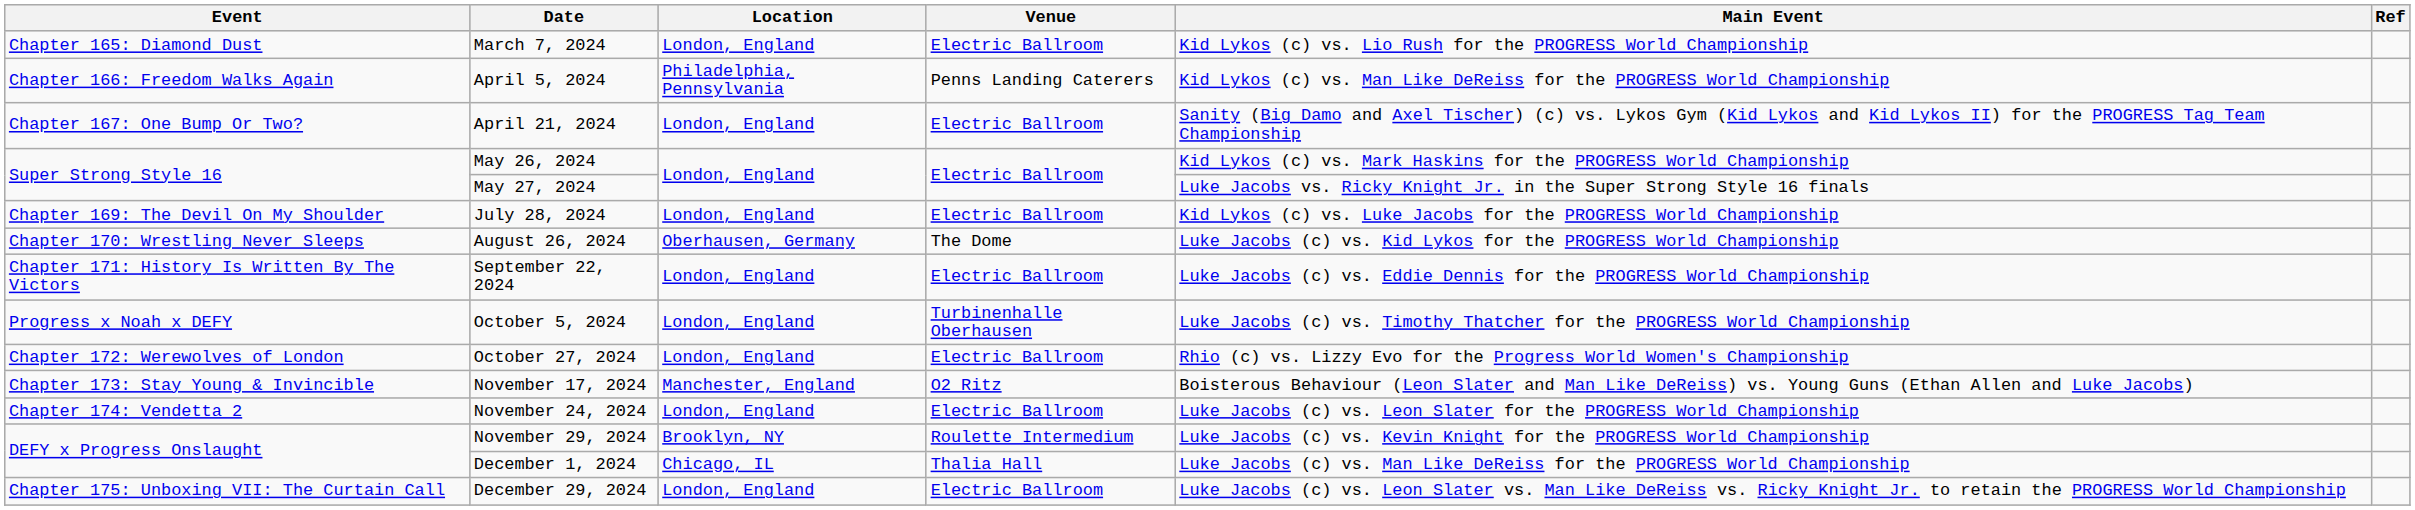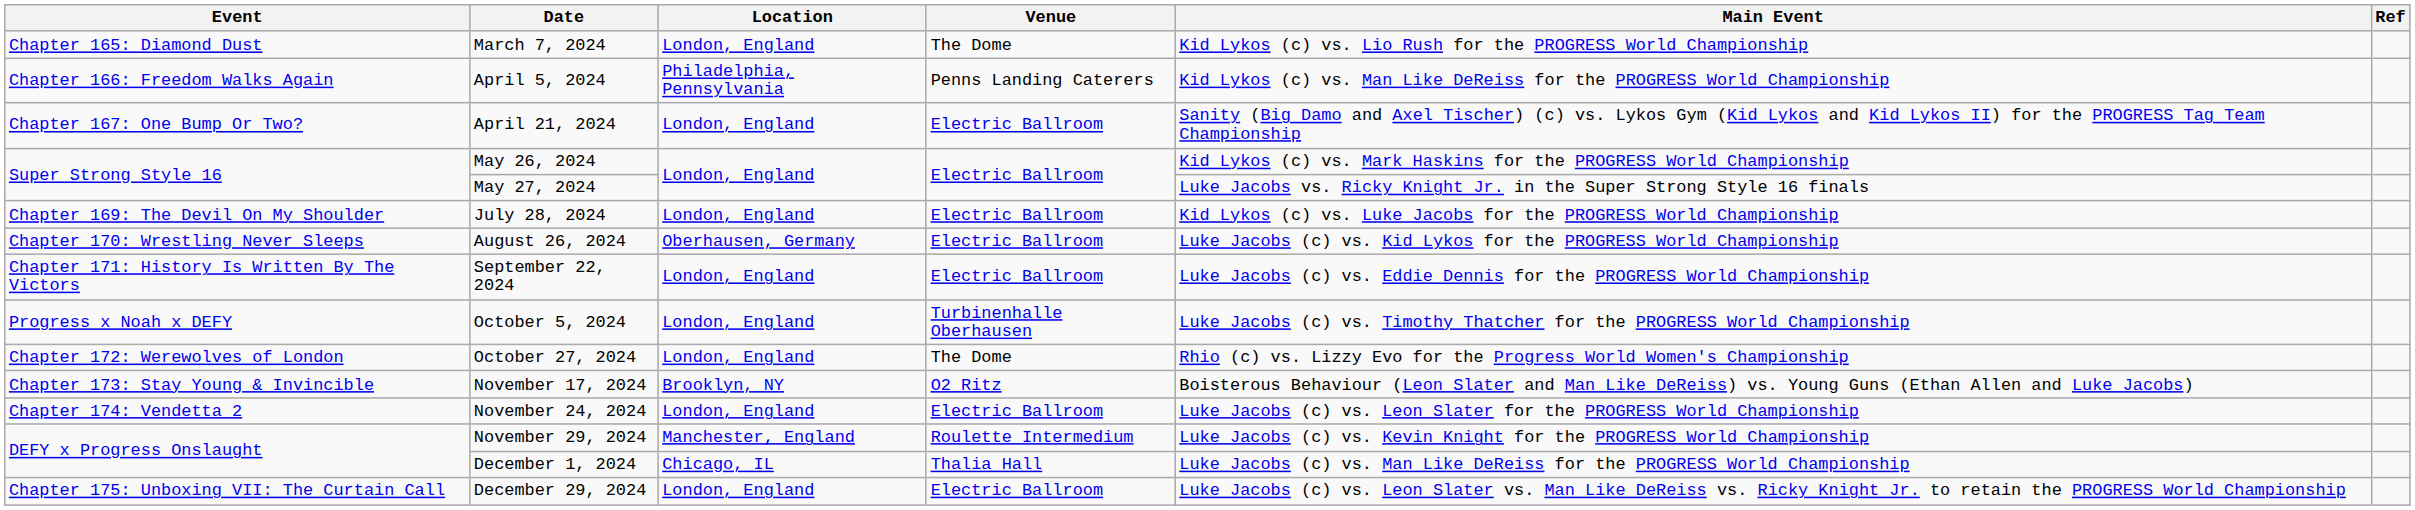(1017, 45) Electric Ballroom -> (971, 45) The Dome
(971, 241) The Dome -> (1017, 241) Electric Ballroom
(1017, 358) Electric Ballroom -> (971, 358) The Dome
(759, 385) Manchester, England -> (723, 385) Brooklyn, NY
(723, 438) Brooklyn, NY -> (759, 438) Manchester, England
